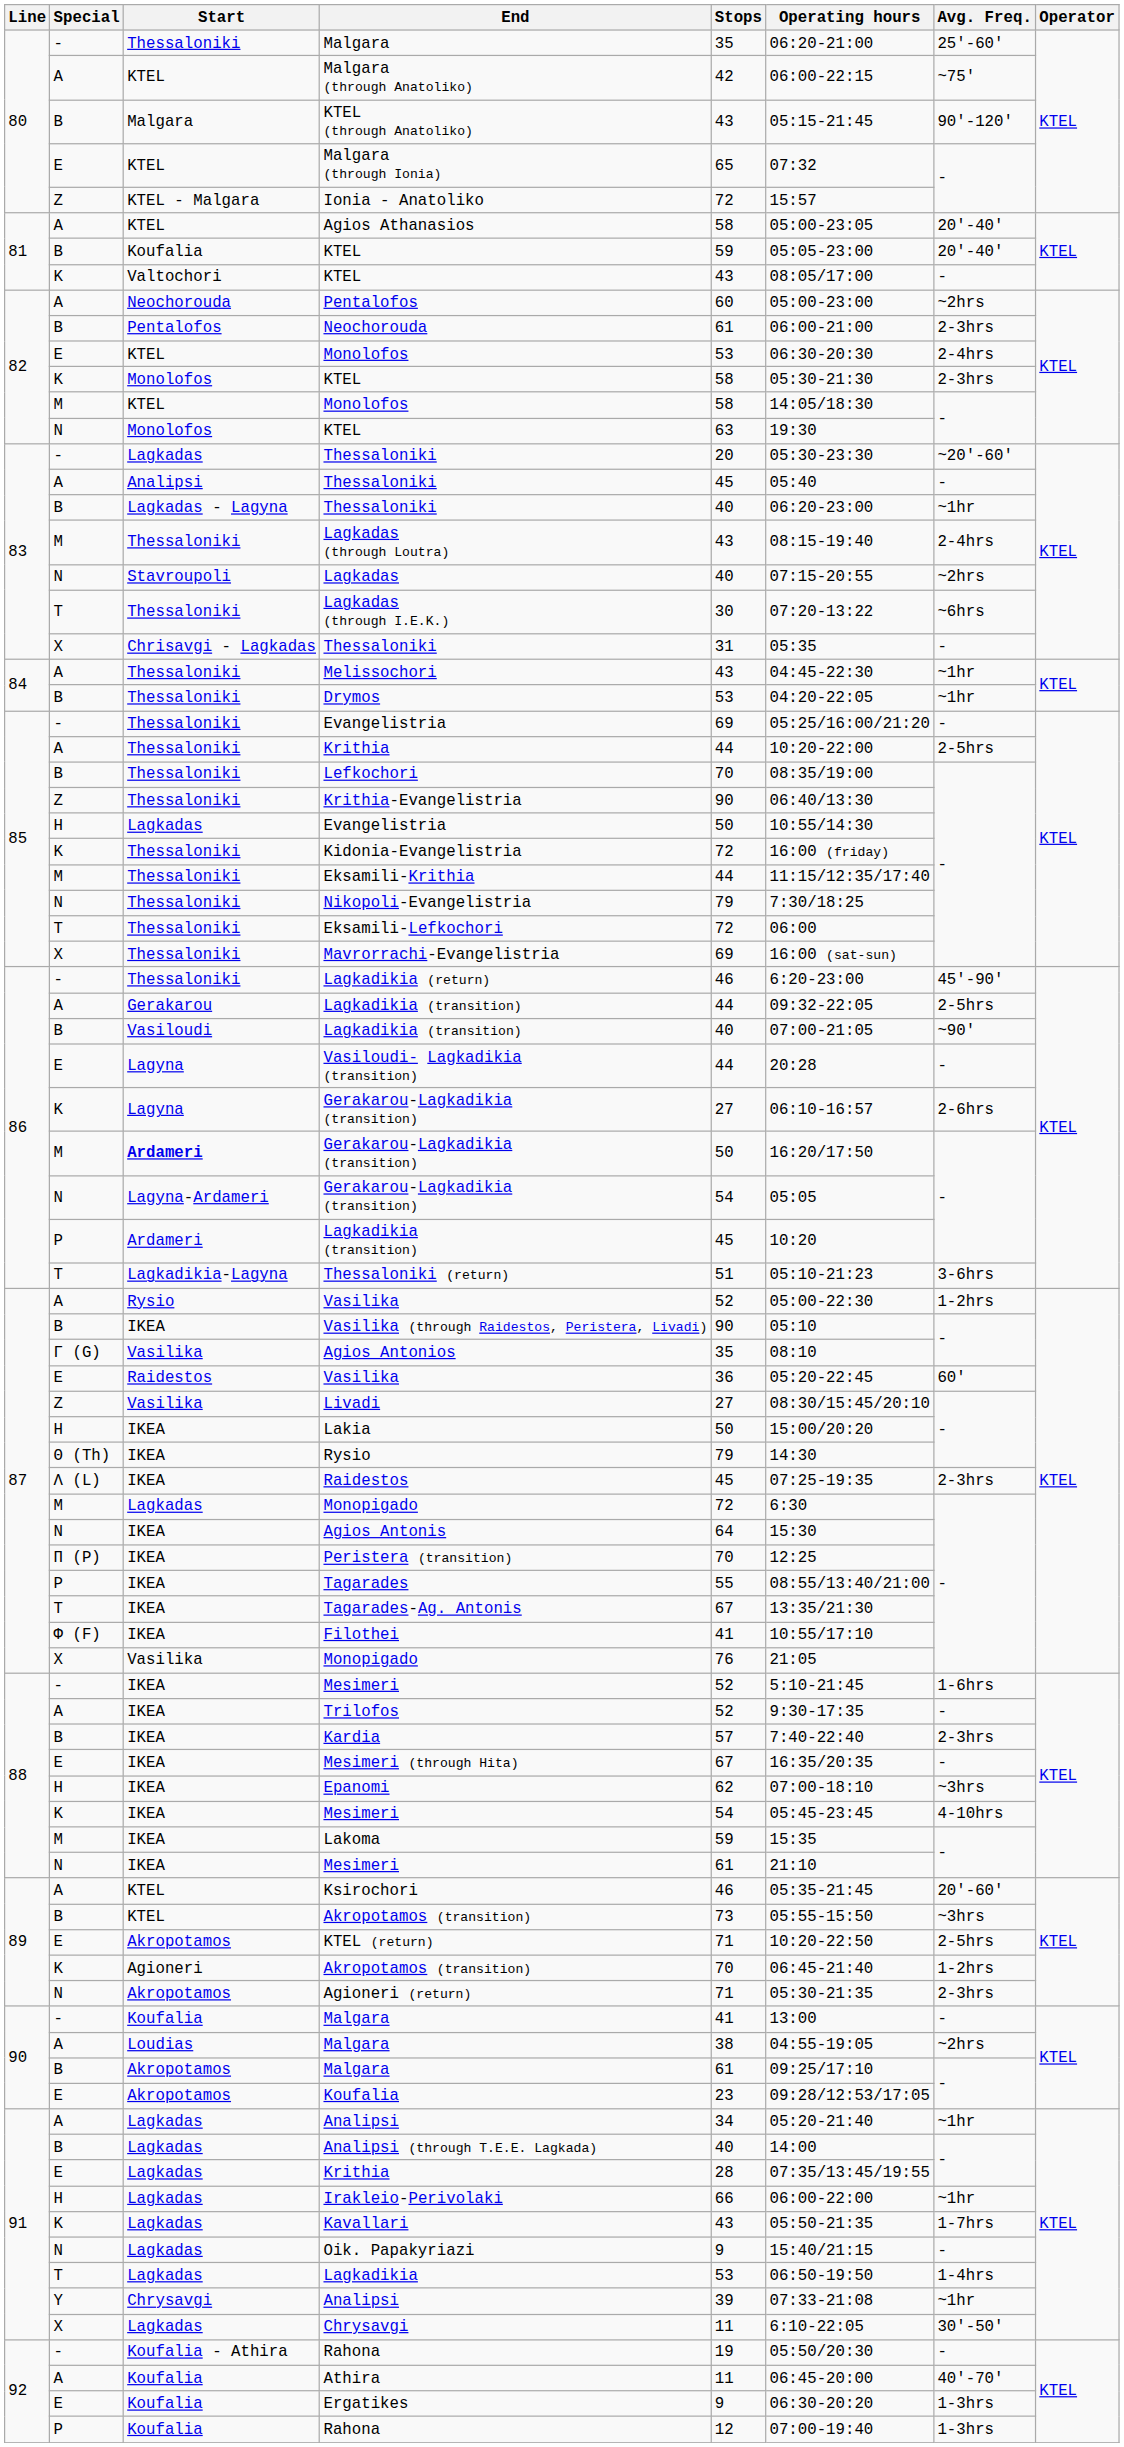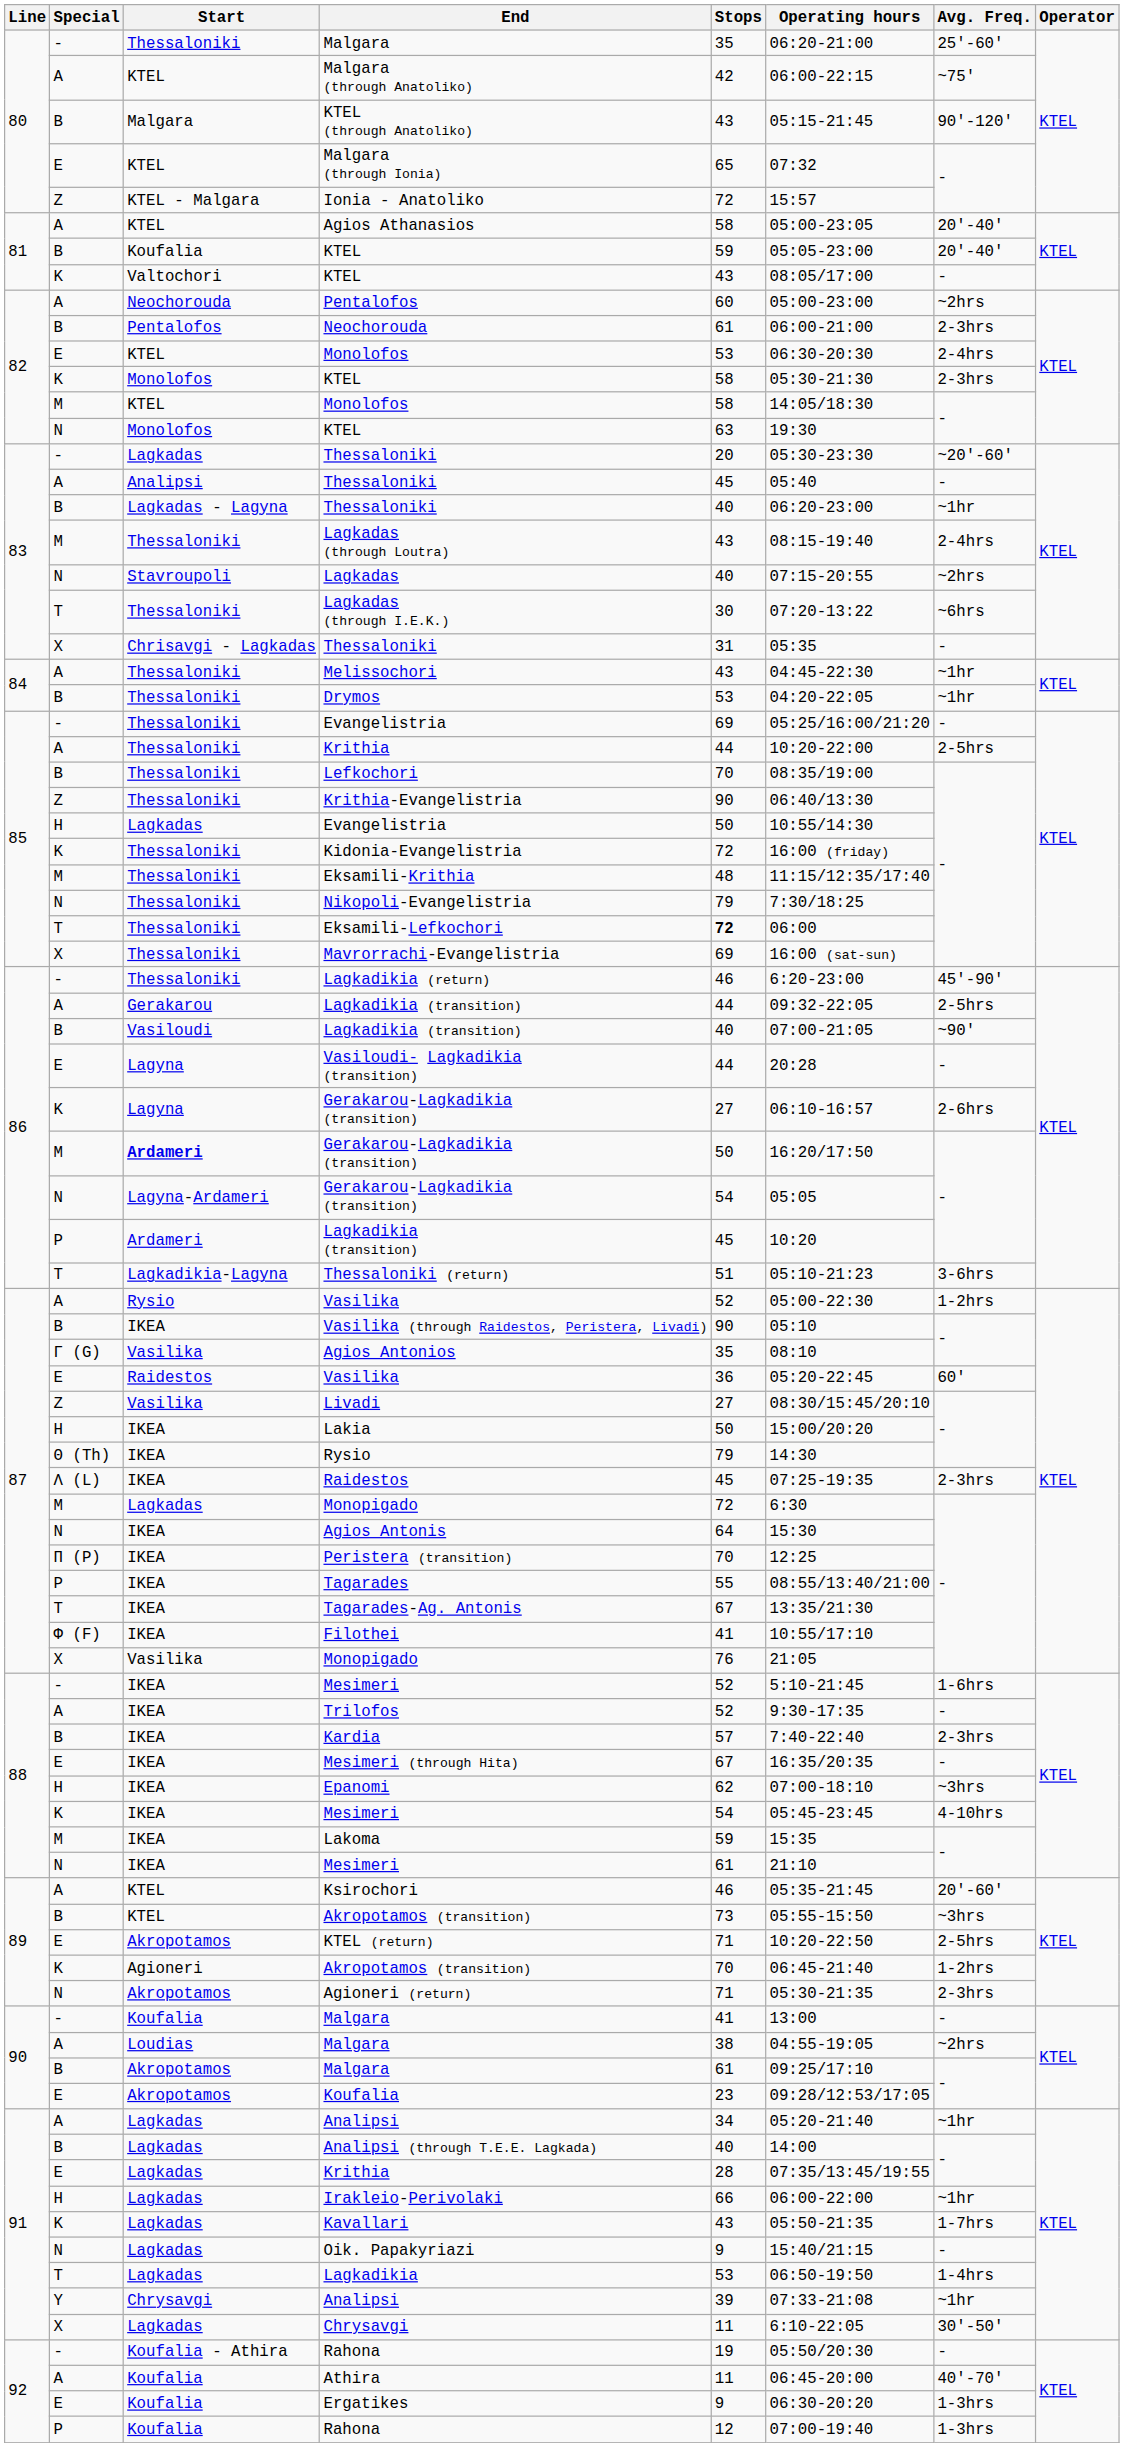(724, 877) 44 -> (724, 877) 48
(724, 929) normal -> (724, 929) bold
